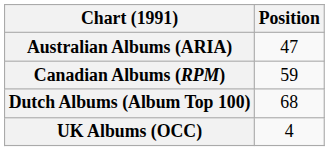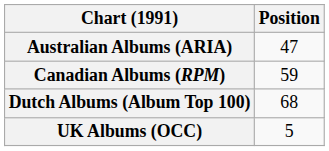(289, 131) 4 -> (289, 131) 5
